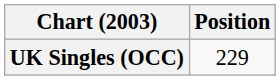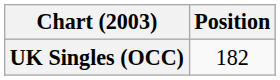(232, 57) 229 -> (232, 57) 182
